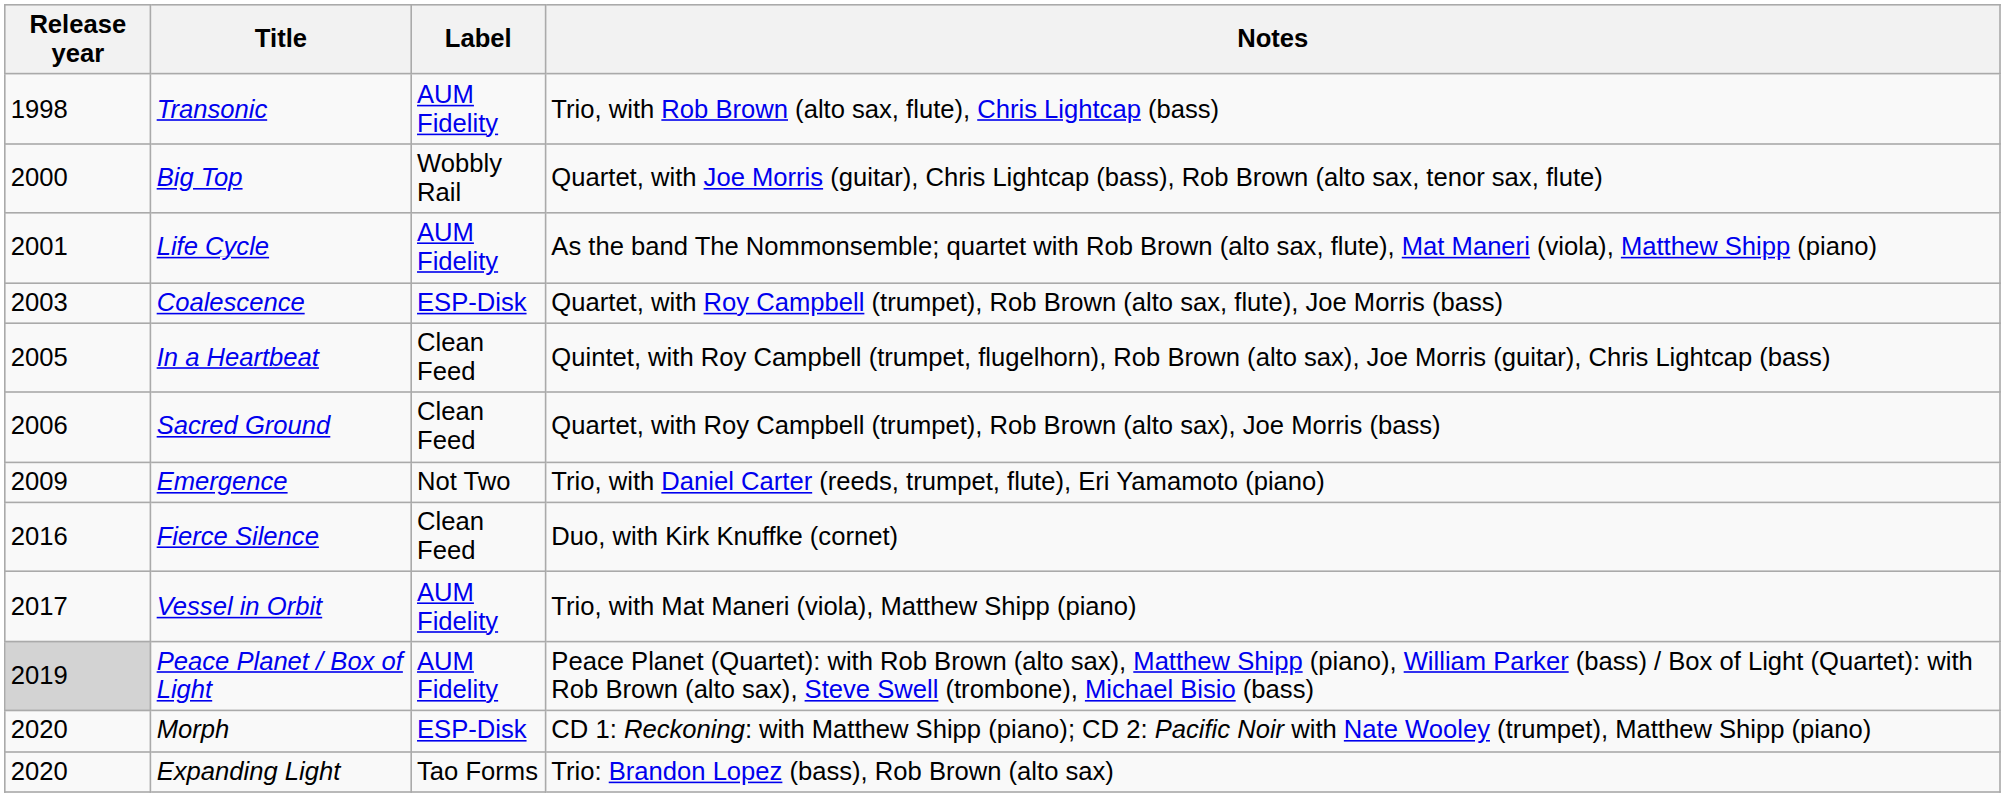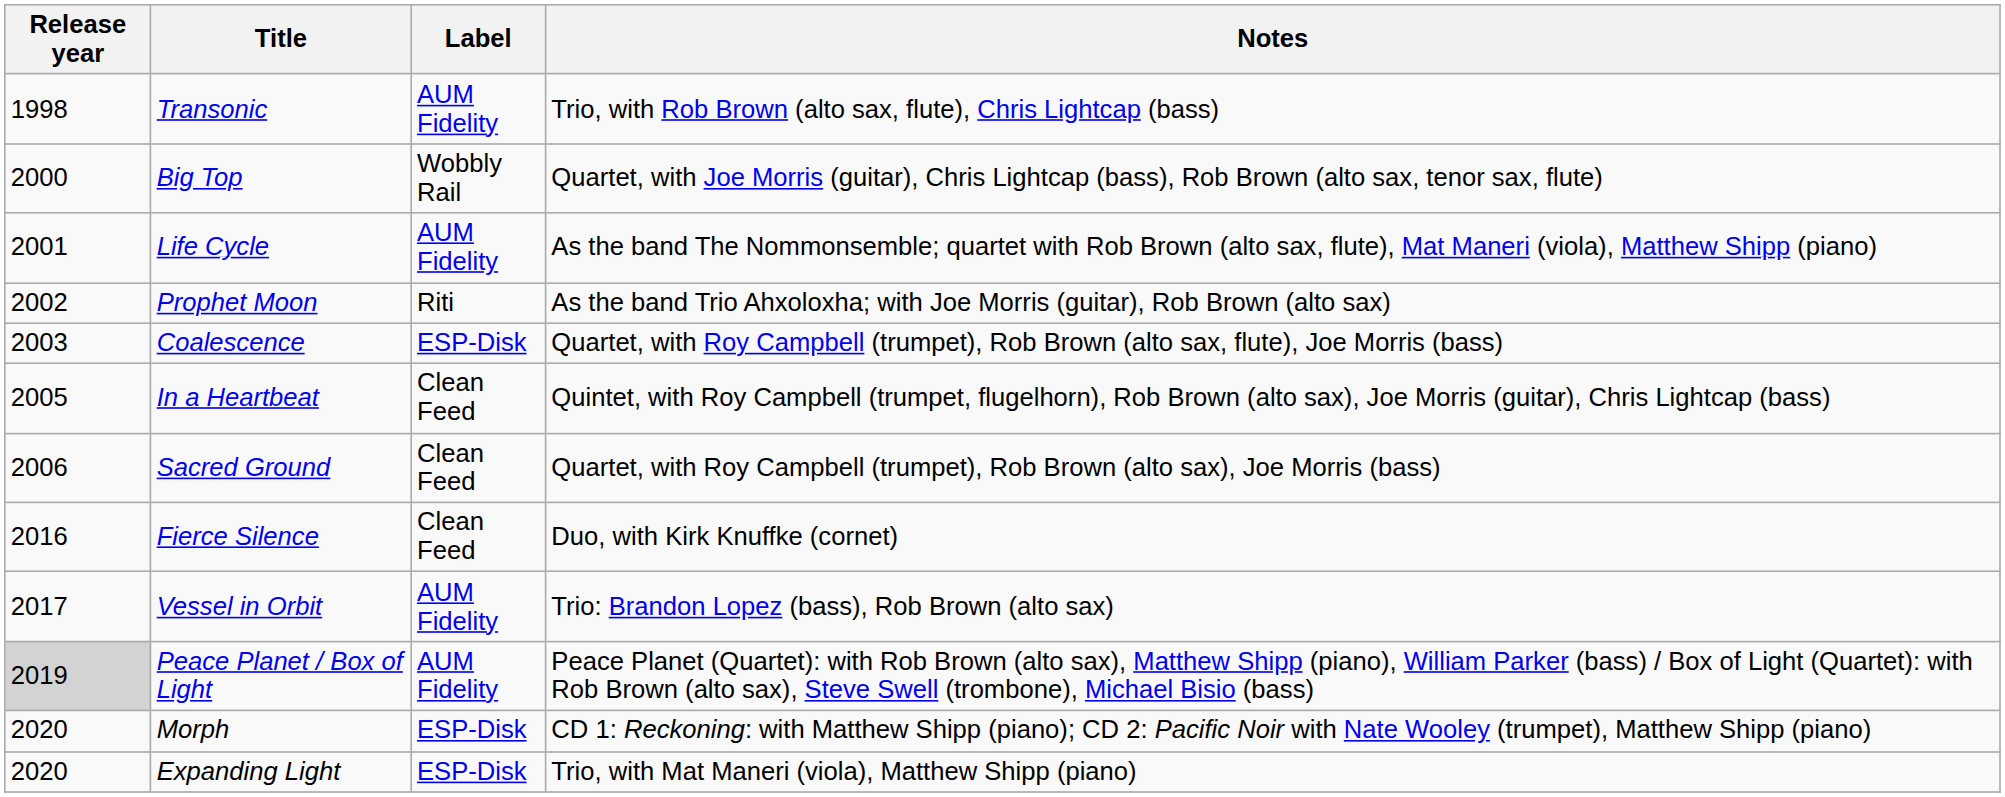+ row: (237, 302)
- row: (222, 481)
(844, 606) Trio, with Mat Maneri (viola), Matthew Shipp (piano) -> (833, 606) Trio: Brandon Lopez (bass), Rob Brown (alto sax)
(477, 771) Tao Forms -> (472, 771) ESP-Disk
(833, 771) Trio: Brandon Lopez (bass), Rob Brown (alto sax) -> (844, 771) Trio, with Mat Maneri (viola), Matthew Shipp (piano)
